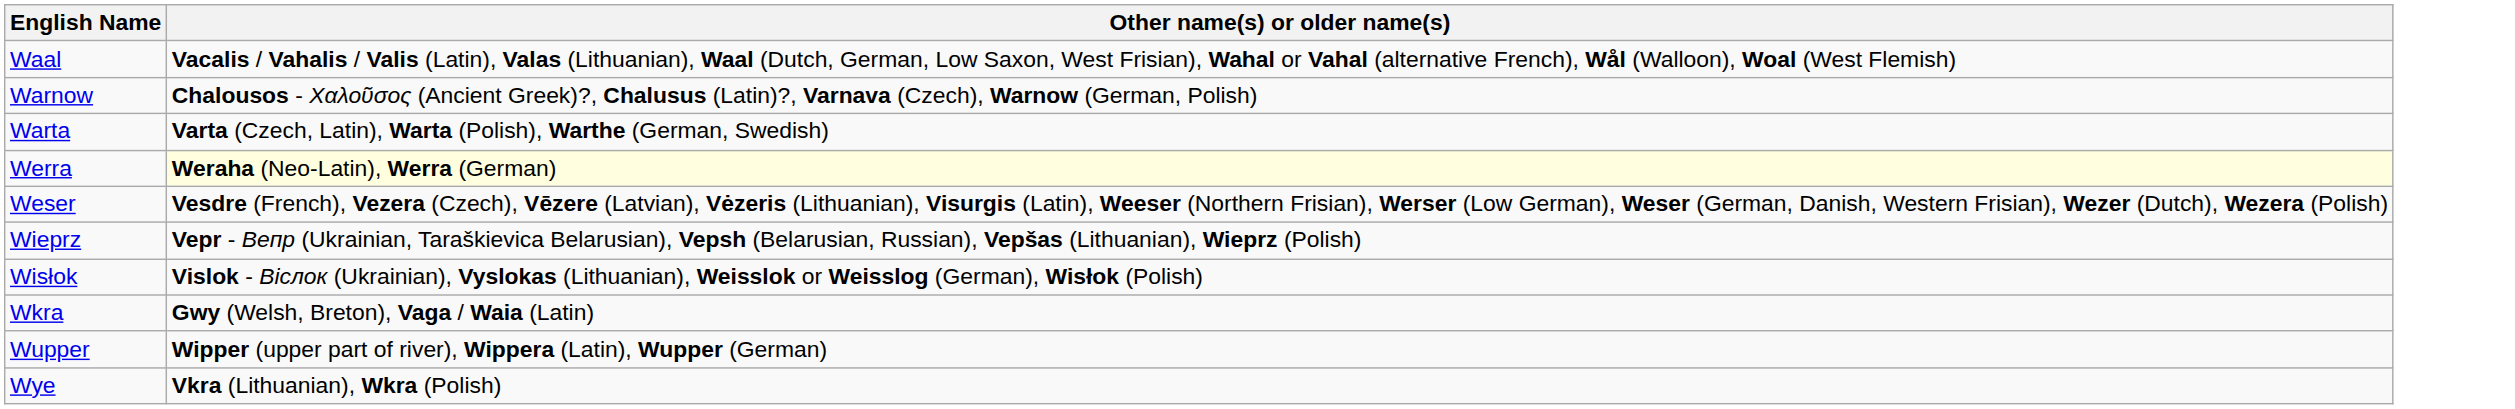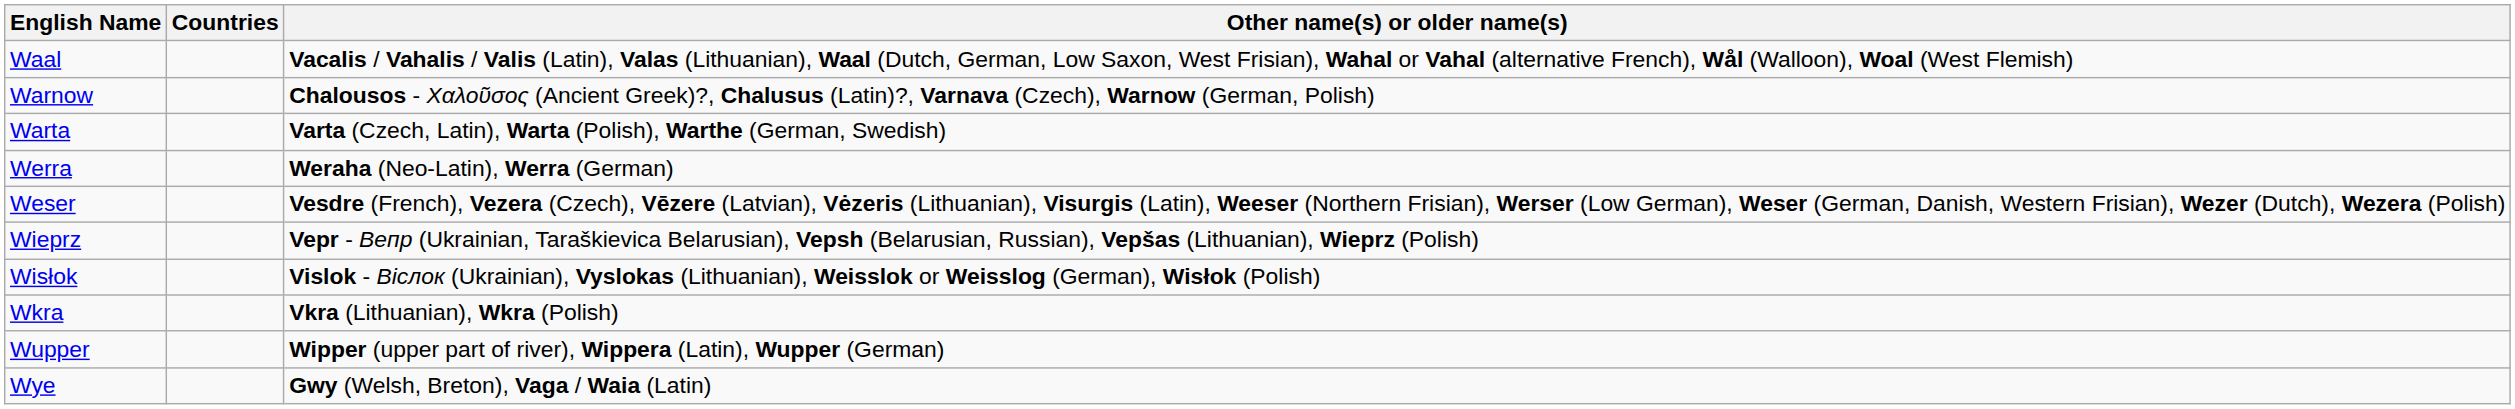+ column: (225, 22)
(364, 167) lightyellow background -> (481, 167) no background
(383, 312) Gwy (Welsh, Breton), Vaga / Waia (Latin) -> (454, 312) Vkra (Lithuanian), Wkra (Polish)
(337, 385) Vkra (Lithuanian), Wkra (Polish) -> (500, 385) Gwy (Welsh, Breton), Vaga / Waia (Latin)
